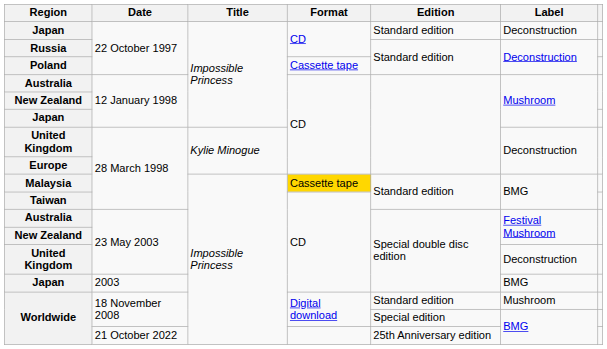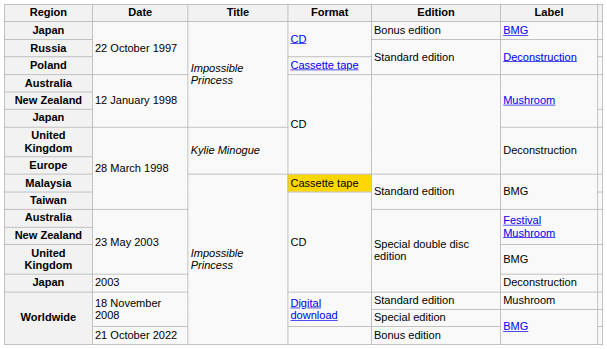(413, 30) Standard edition -> (407, 30) Bonus edition
(540, 30) Deconstruction -> (516, 30) BMG
(540, 259) Deconstruction -> (516, 259) BMG
(516, 283) BMG -> (540, 283) Deconstruction
(432, 335) 25th Anniversary edition -> (407, 335) Bonus edition
